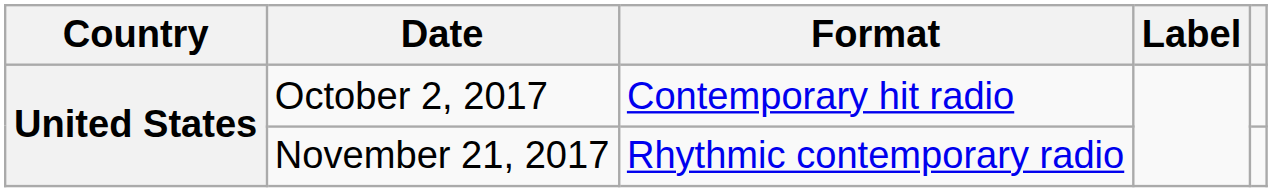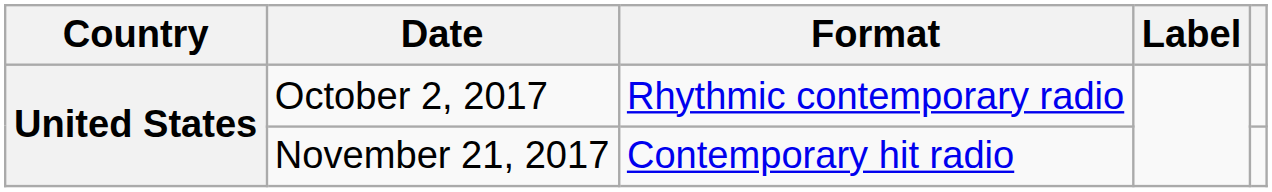(821, 95) Contemporary hit radio -> (876, 95) Rhythmic contemporary radio
(876, 155) Rhythmic contemporary radio -> (821, 155) Contemporary hit radio
